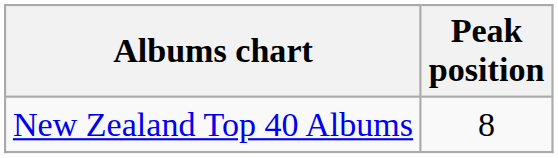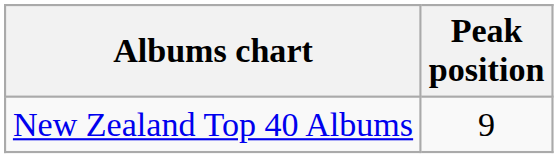(487, 123) 8 -> (487, 123) 9
